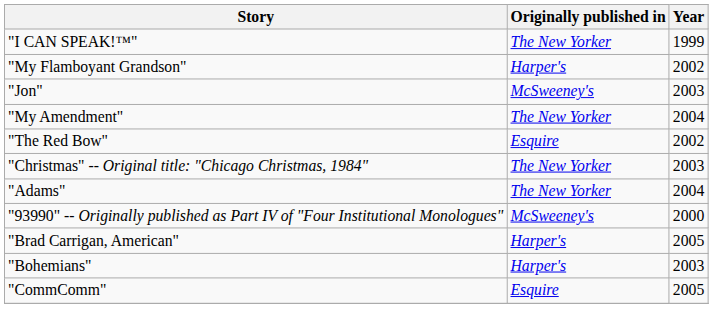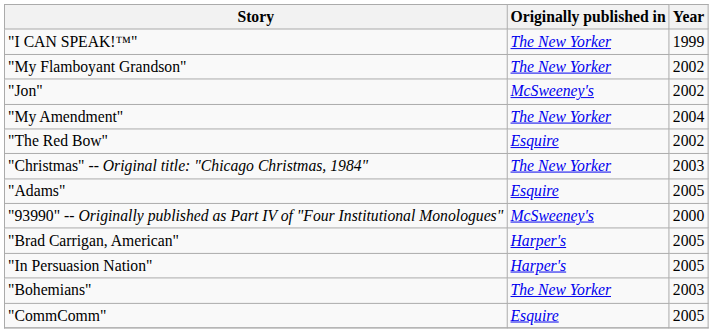(538, 66) Harper's -> (561, 66) The New Yorker
(689, 91) 2003 -> (689, 91) 2002
(561, 191) The New Yorker -> (535, 191) Esquire
(689, 191) 2004 -> (689, 191) 2005
+ row: (80, 265)
(538, 265) Harper's -> (561, 290) The New Yorker
